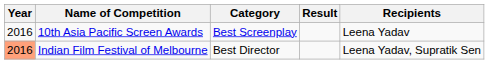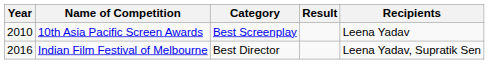(20, 31) 2016 -> (20, 31) 2010
(20, 50) lightsalmon background -> (20, 50) no background
